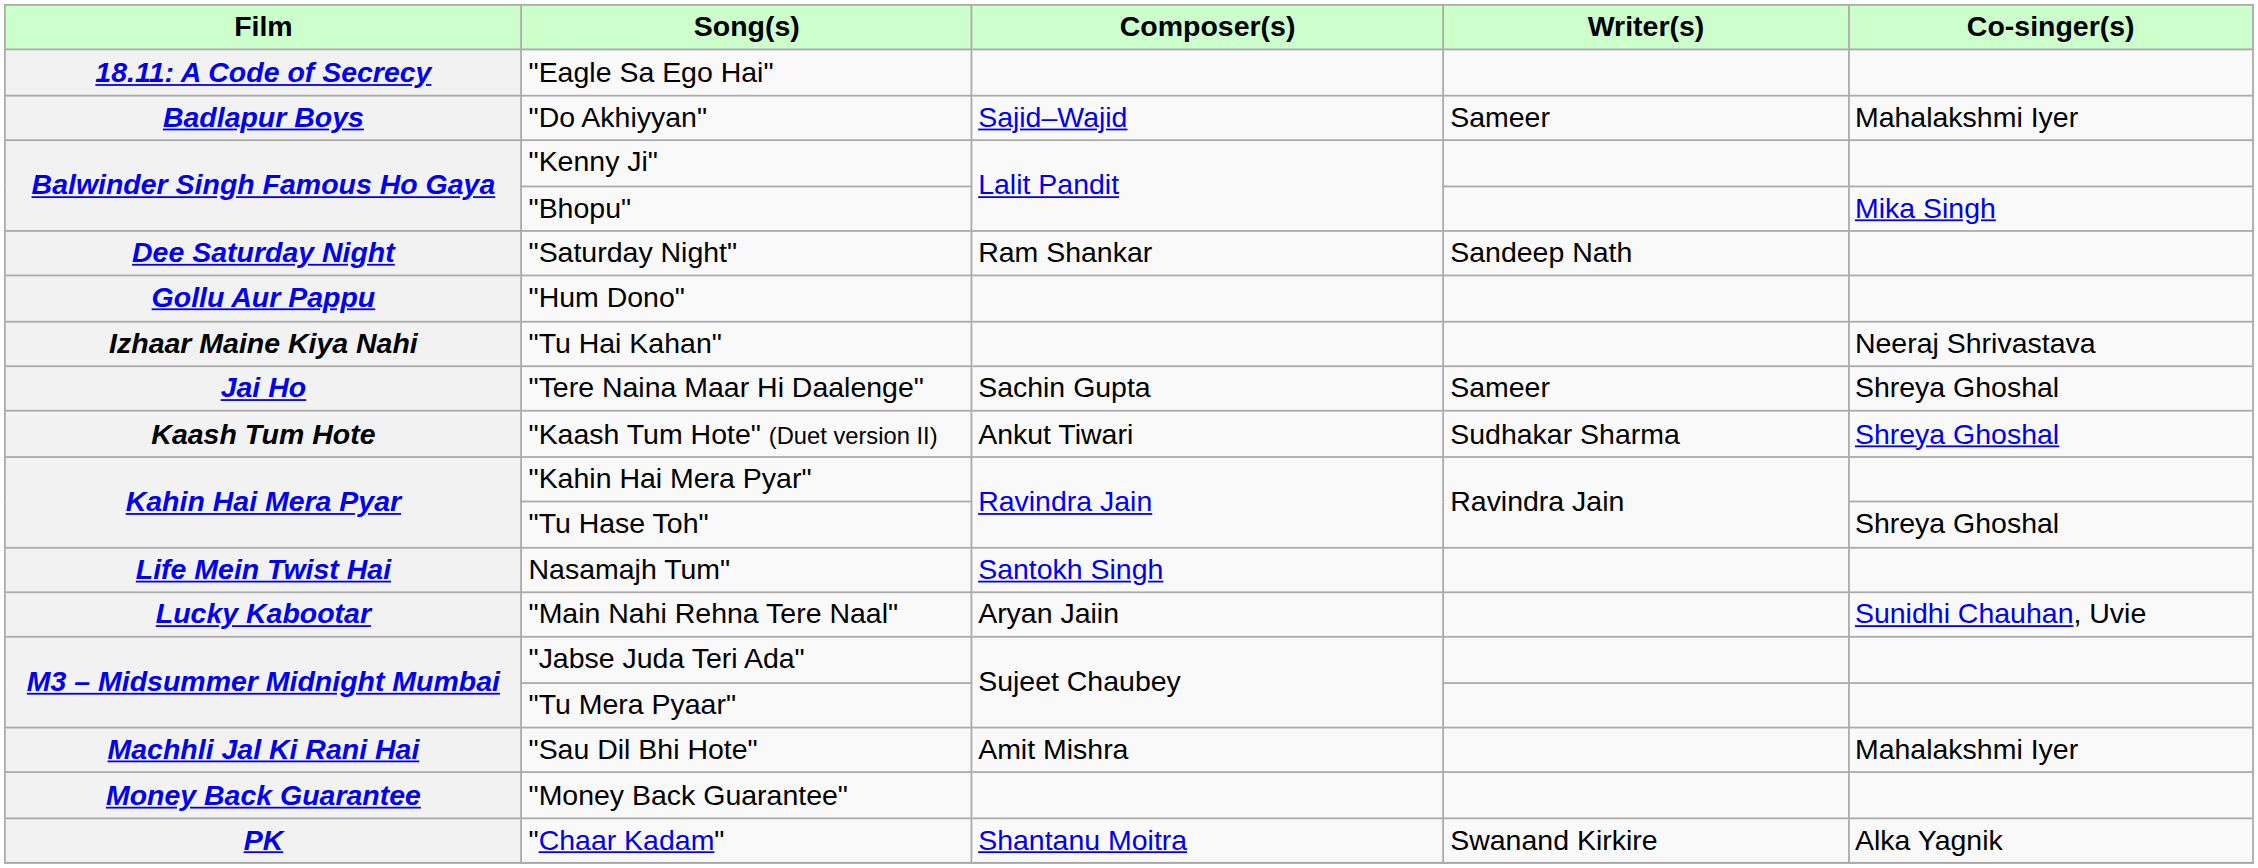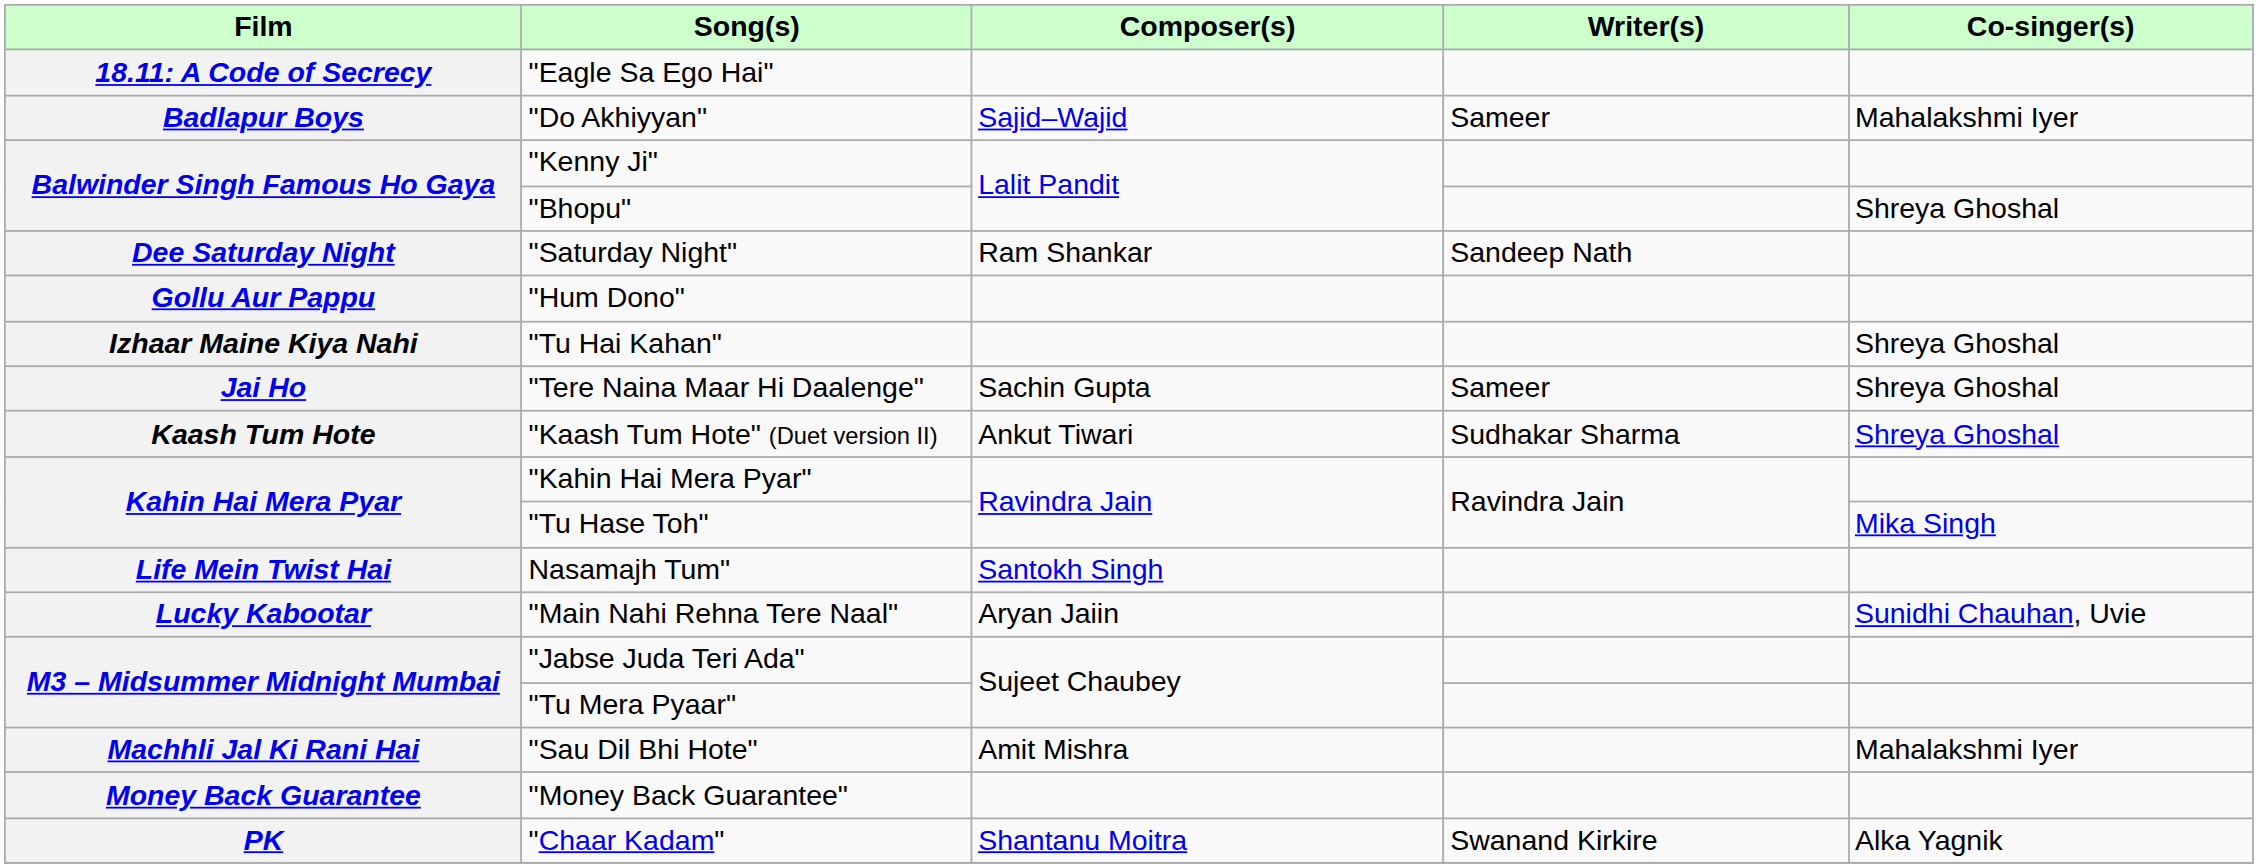(1925, 207) Mika Singh -> (1957, 207) Shreya Ghoshal
(1975, 343) Neeraj Shrivastava -> (1957, 343) Shreya Ghoshal
(1957, 523) Shreya Ghoshal -> (1925, 523) Mika Singh
